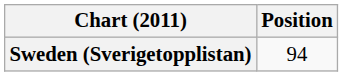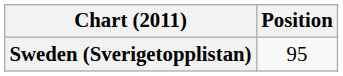(297, 53) 94 -> (297, 53) 95
